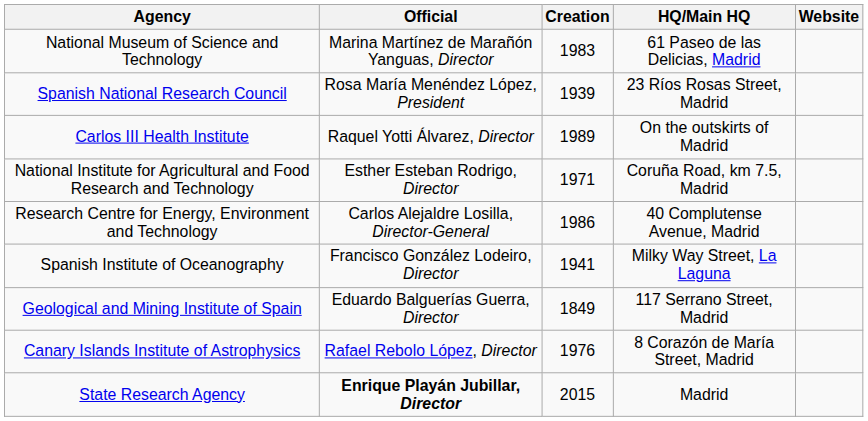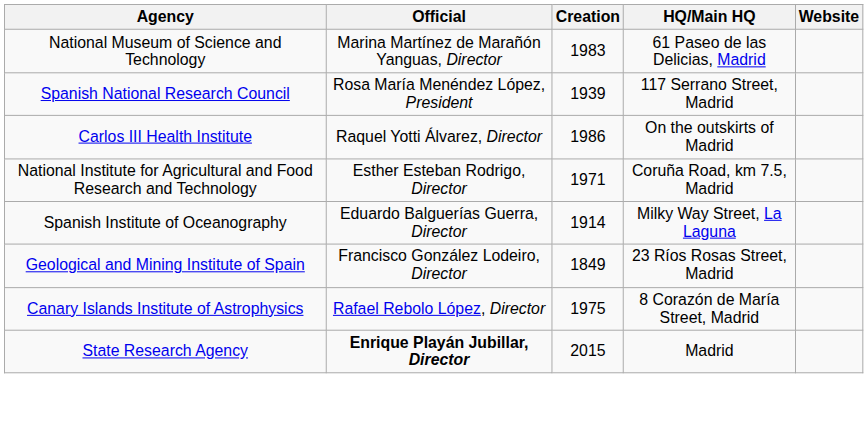(704, 94) 23 Ríos Rosas Street, Madrid -> (709, 94) 117 Serrano Street, Madrid
(577, 136) 1989 -> (588, 136) 1986
- row: (162, 222)
(431, 265) Francisco González Lodeiro, Director -> (439, 222) Eduardo Balguerías Guerra, Director
(577, 265) 1941 -> (588, 222) 1914
(431, 308) Eduardo Balguerías Guerra, Director -> (439, 265) Francisco González Lodeiro, Director
(704, 308) 117 Serrano Street, Madrid -> (709, 265) 23 Ríos Rosas Street, Madrid
(577, 351) 1976 -> (588, 308) 1975
